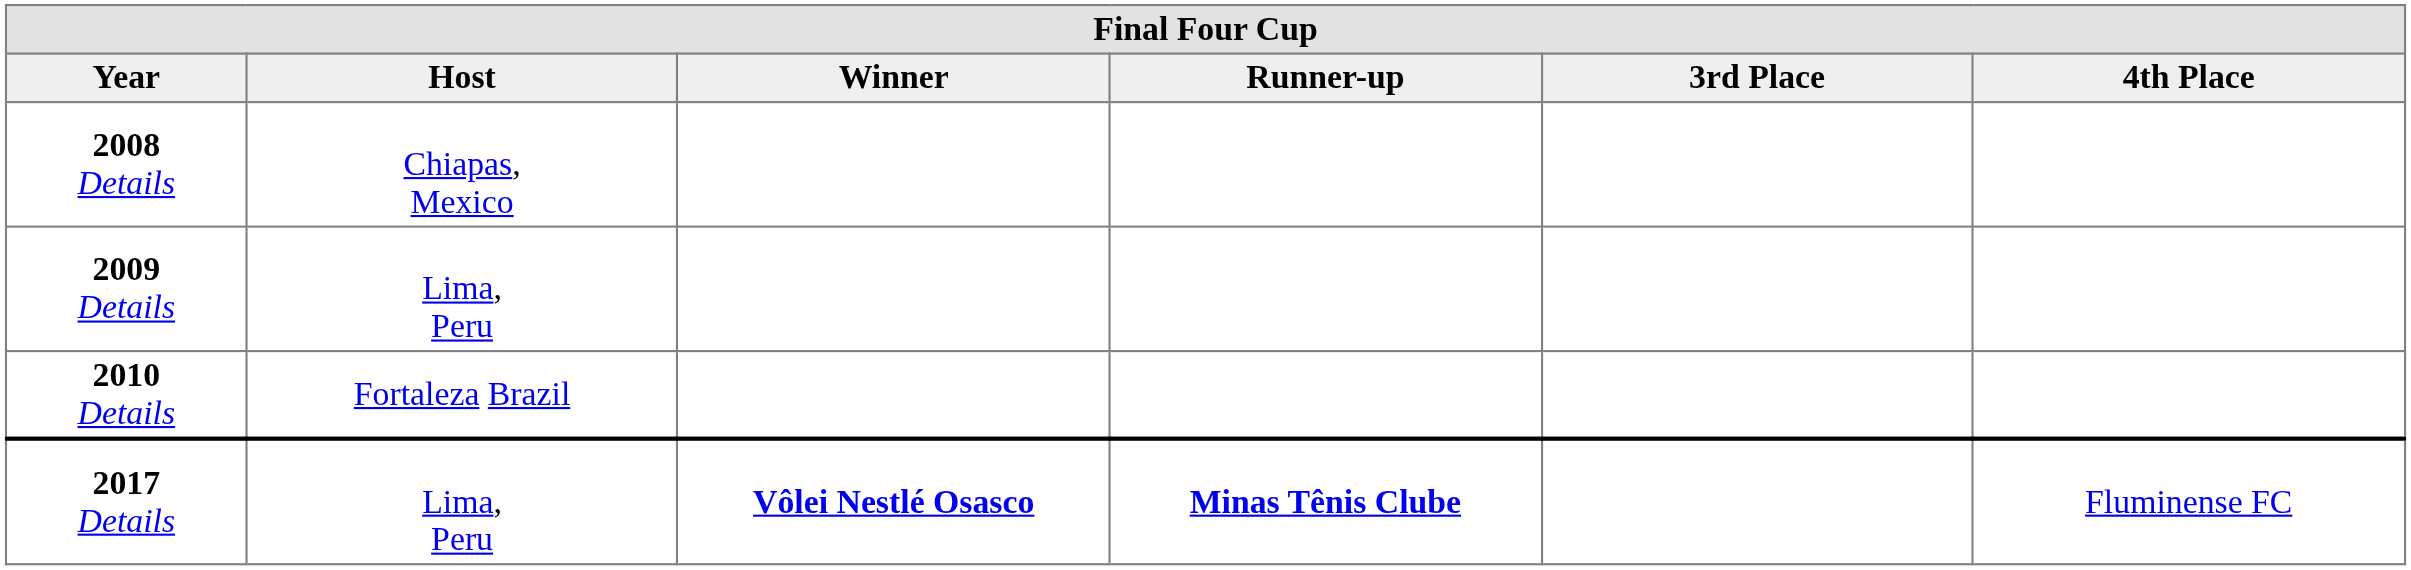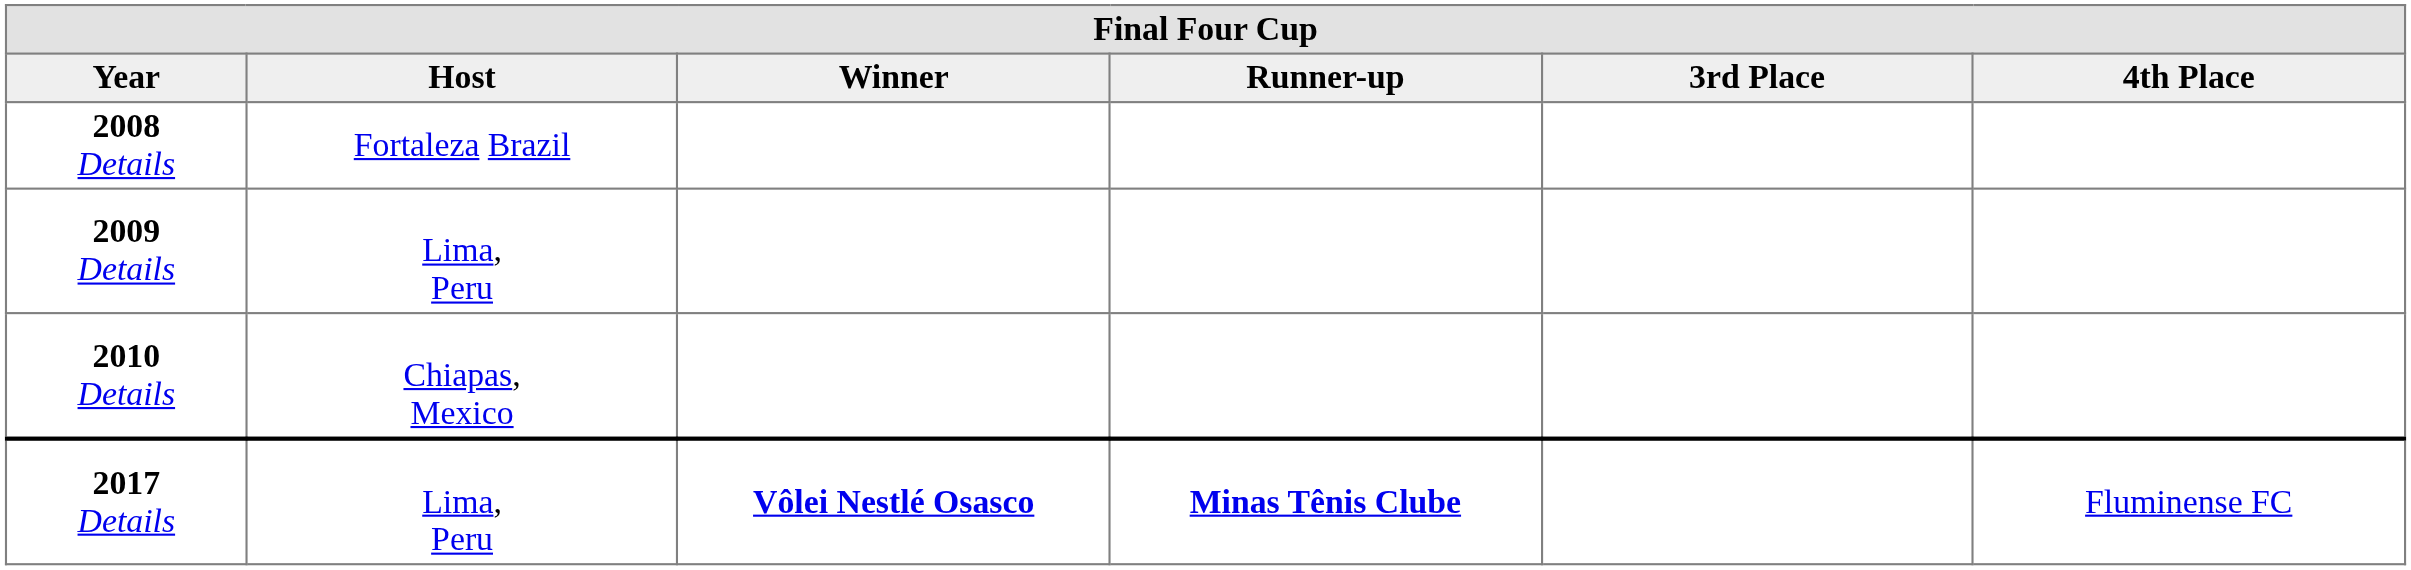(462, 182) Chiapas, Mexico -> (462, 144) Fortaleza Brazil
(462, 393) Fortaleza Brazil -> (462, 393) Chiapas, Mexico
